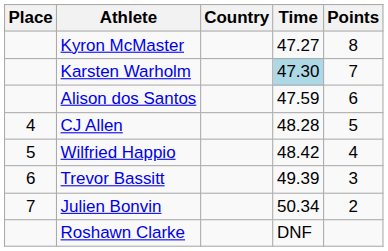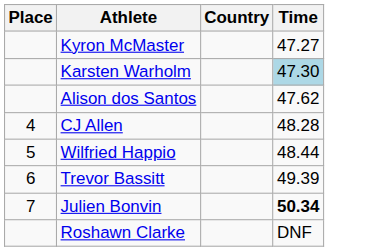- column: (353, 17)
(298, 98) 47.59 -> (298, 98) 47.62
(298, 152) 48.42 -> (298, 152) 48.44
(298, 206) normal -> (298, 206) bold
